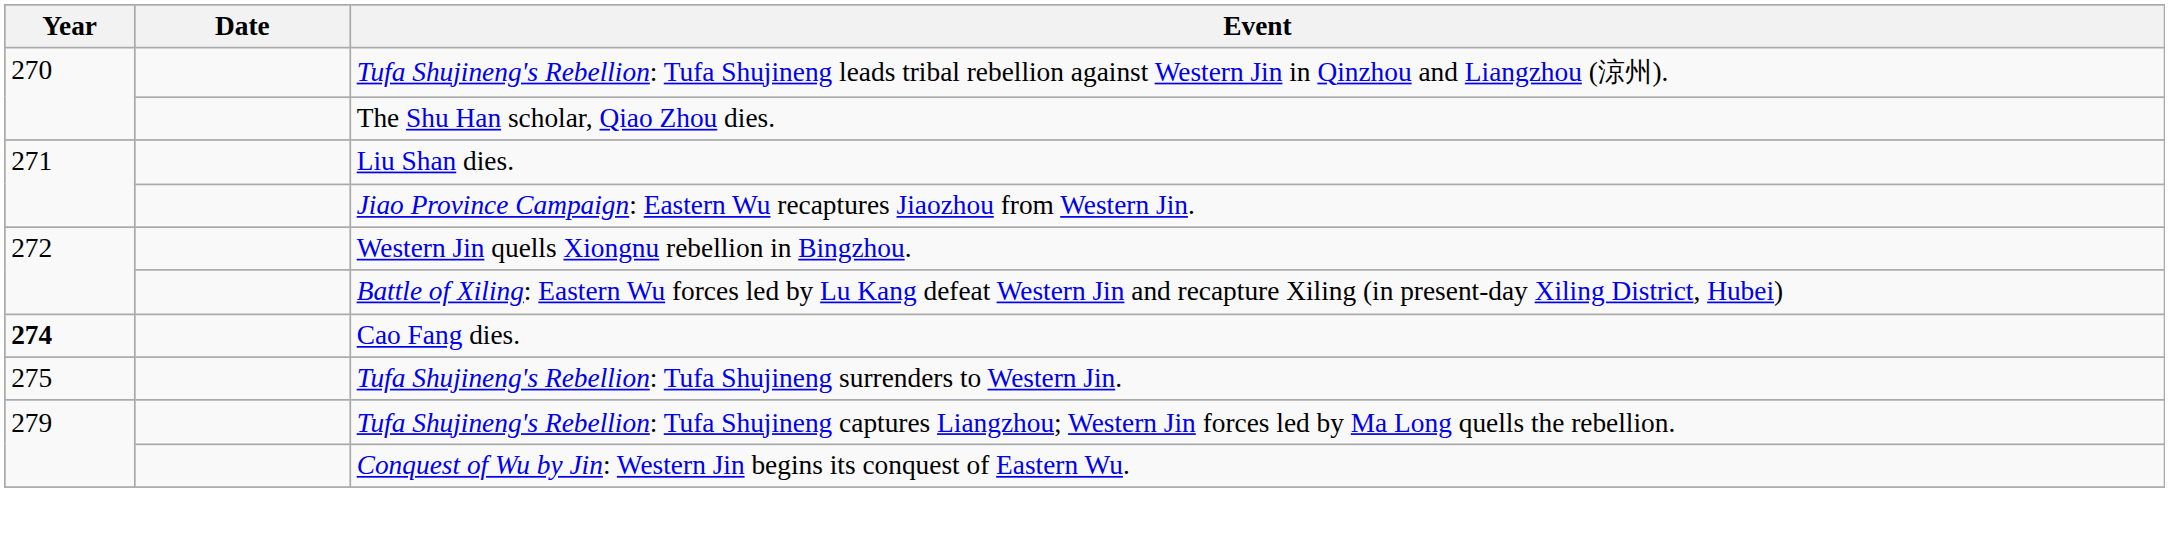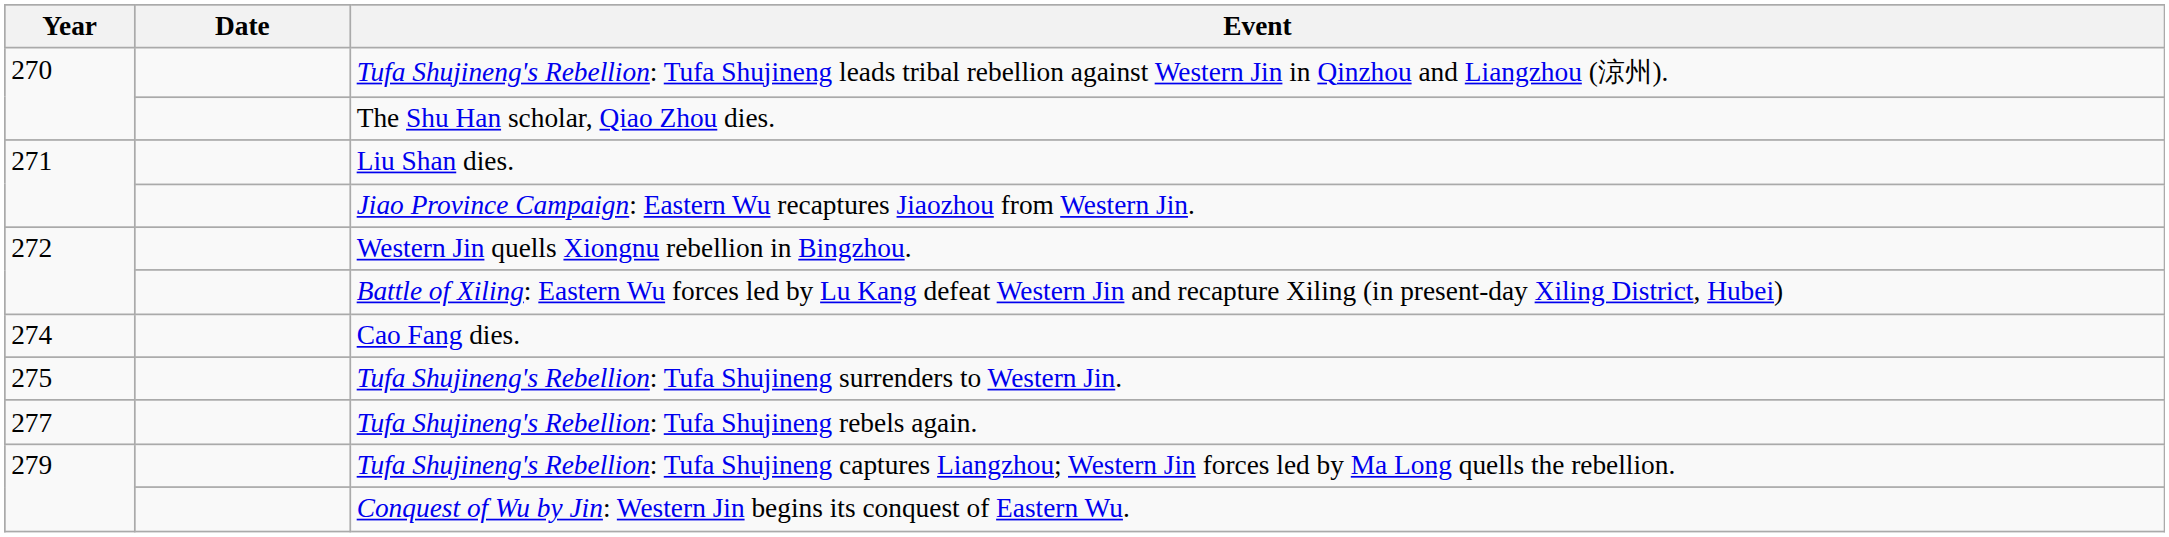(32, 335) bold -> (32, 335) normal
+ row: (667, 421)
